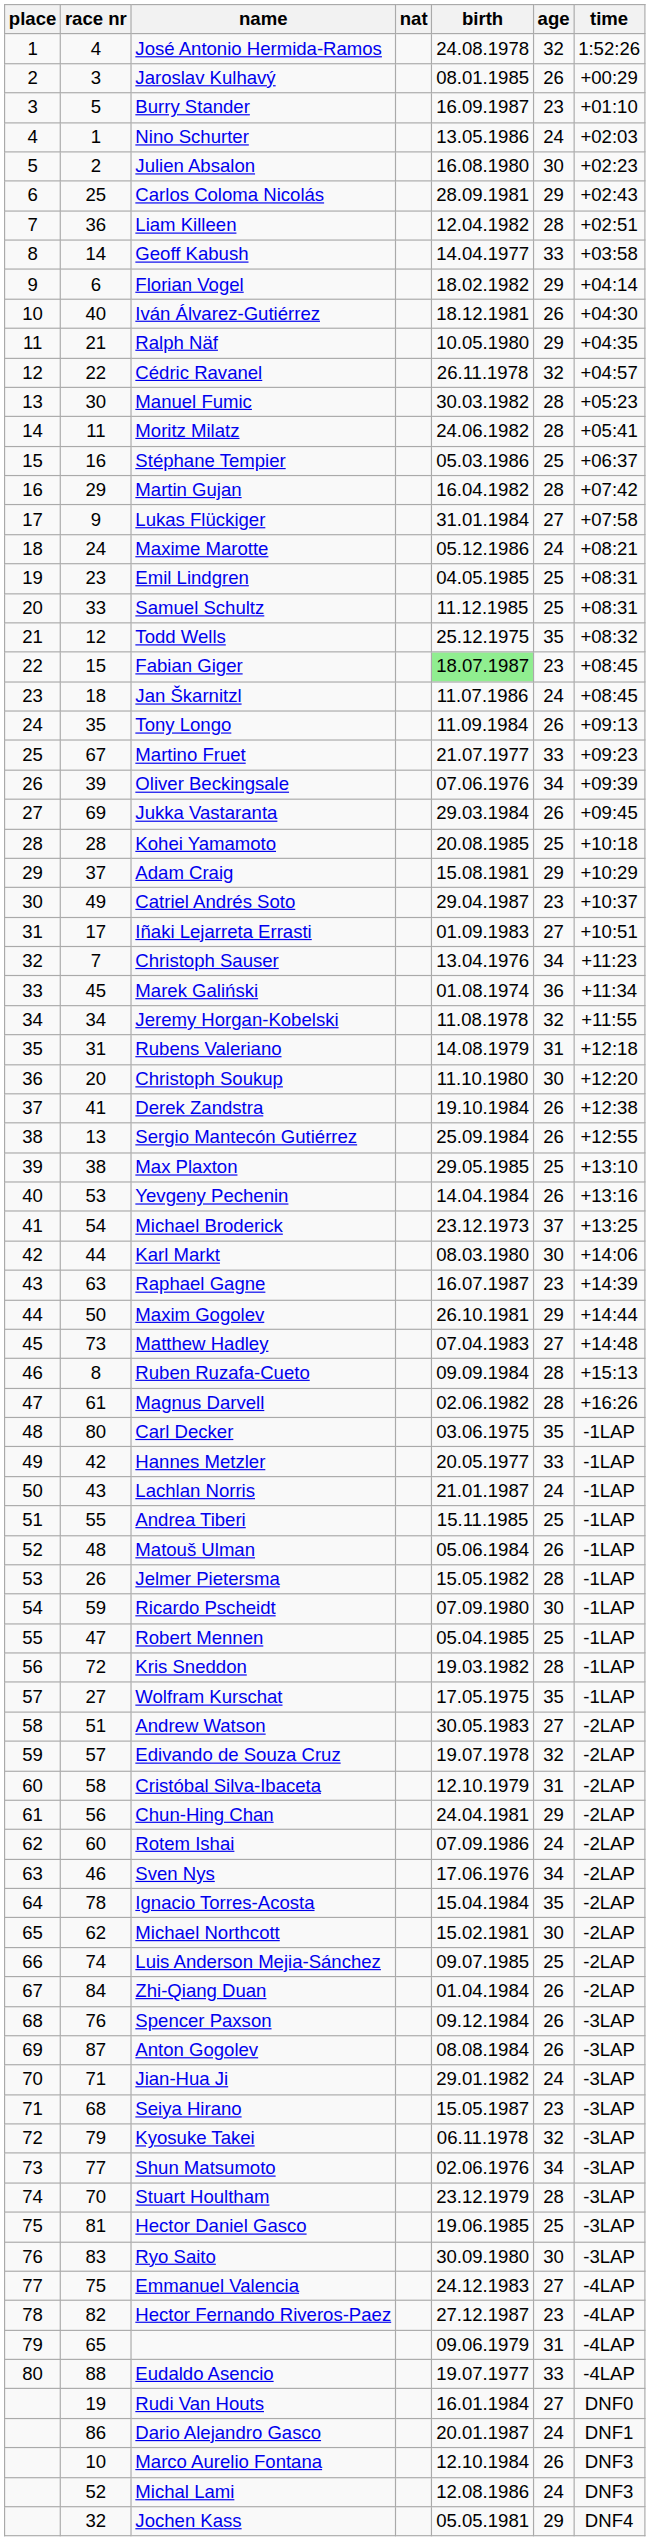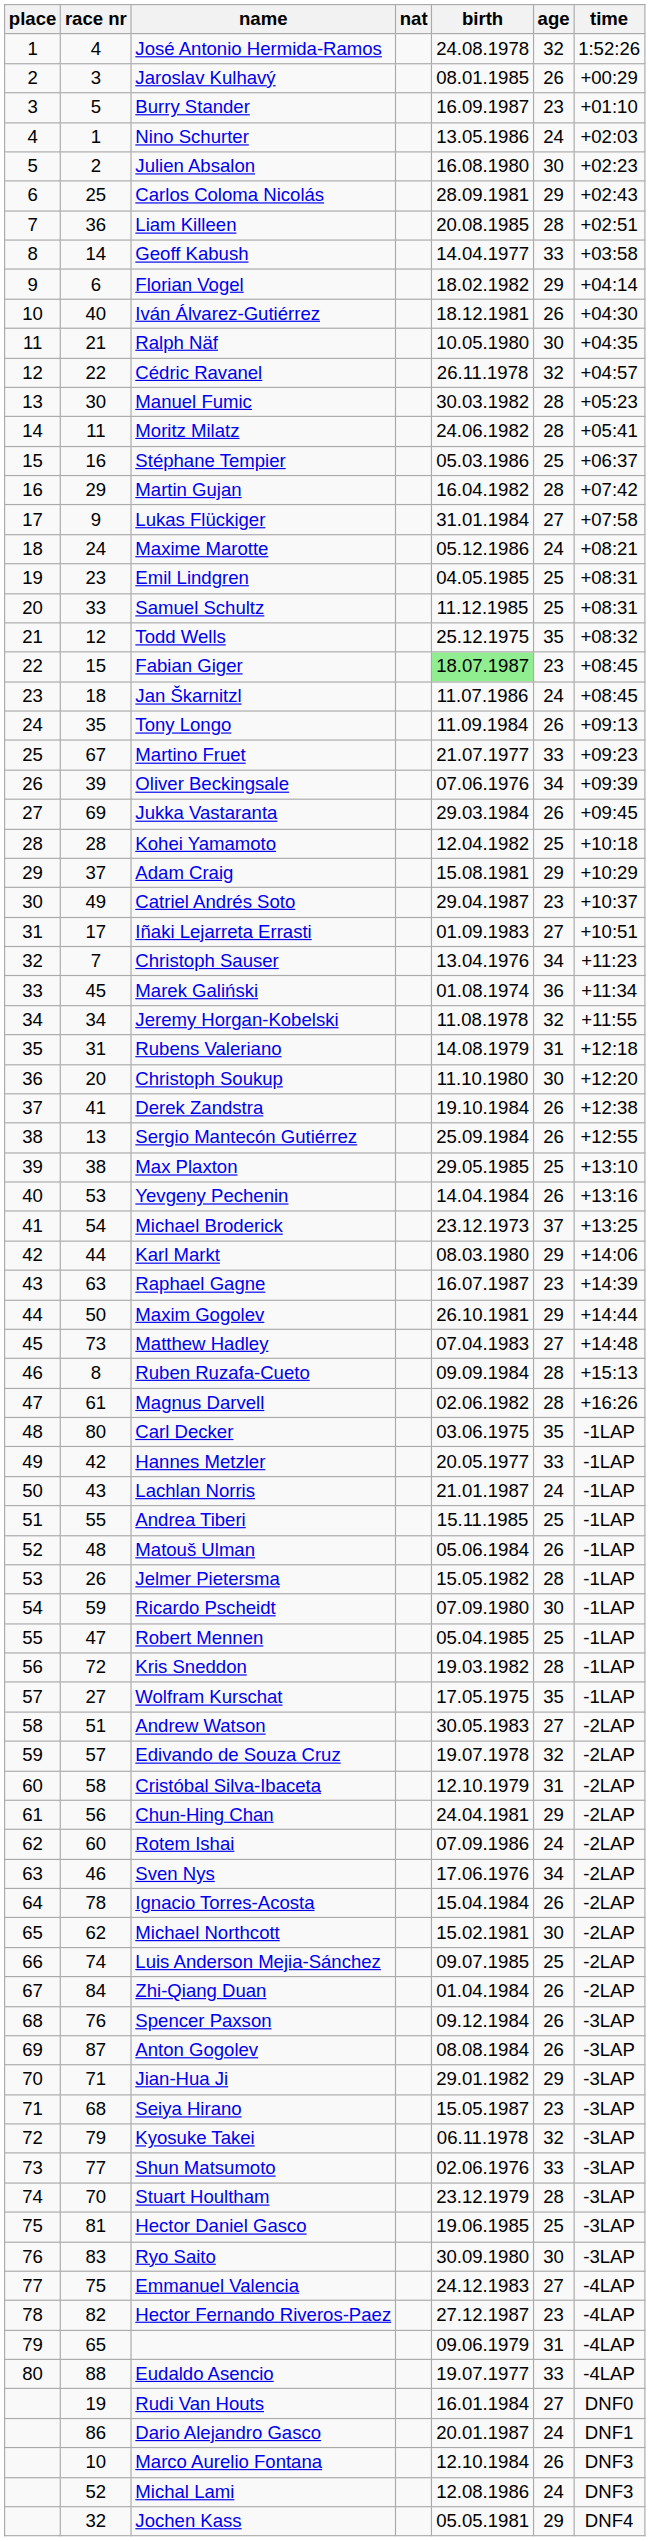(483, 225) 12.04.1982 -> (483, 225) 20.08.1985
(554, 343) 29 -> (554, 343) 30
(483, 843) 20.08.1985 -> (483, 843) 12.04.1982
(554, 1255) 30 -> (554, 1255) 29
(554, 1903) 35 -> (554, 1903) 26
(554, 2079) 24 -> (554, 2079) 29
(554, 2167) 34 -> (554, 2167) 33
